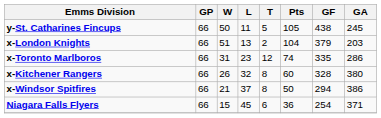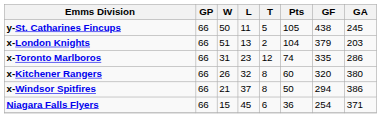(323, 74) 328 -> (323, 74) 320
